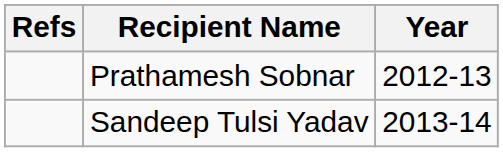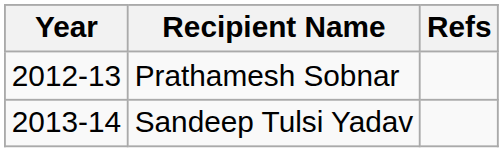columns swapped: (437, 28) <-> (44, 28)
